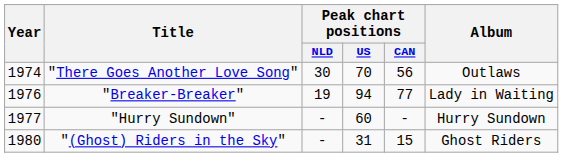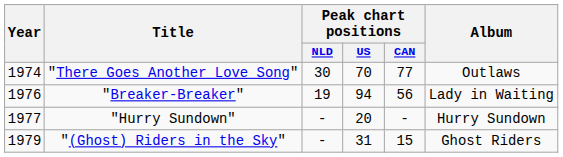(405, 73) 56 -> (405, 73) 77
(405, 96) 77 -> (405, 96) 56
(363, 119) 60 -> (363, 119) 20
(25, 141) 1980 -> (25, 141) 1979
